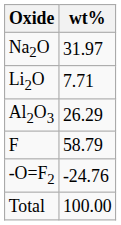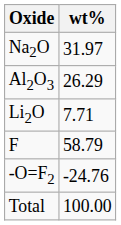rows swapped: (27, 81) <-> (31, 114)
